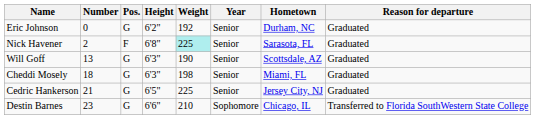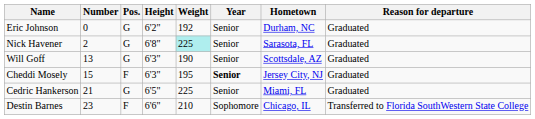(126, 43) F -> (126, 43) G
(88, 75) 18 -> (88, 75) 15
(126, 75) G -> (126, 75) F
(186, 75) 198 -> (186, 75) 195
(226, 75) normal -> (227, 75) bold
(285, 75) Miami, FL -> (293, 75) Jersey City, NJ
(293, 91) Jersey City, NJ -> (285, 91) Miami, FL
(126, 106) G -> (126, 106) F
